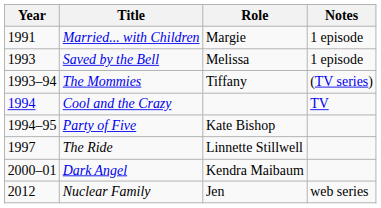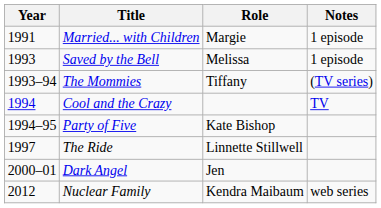(255, 170) Kendra Maibaum -> (215, 170) Jen
(215, 192) Jen -> (255, 192) Kendra Maibaum
